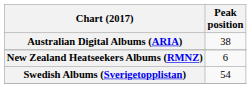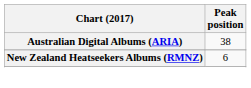- row: (105, 74)
